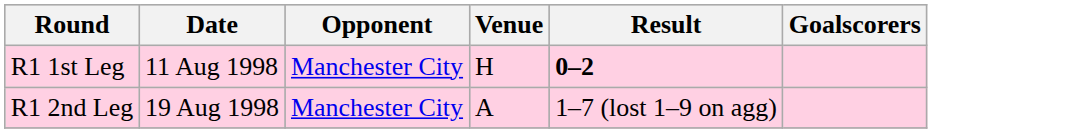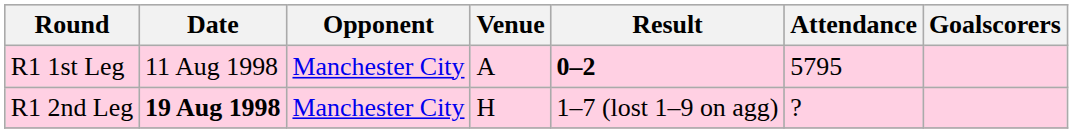+ column: (854, 25)
(484, 66) H -> (486, 66) A
(212, 107) normal -> (213, 107) bold
(484, 107) A -> (486, 107) H
